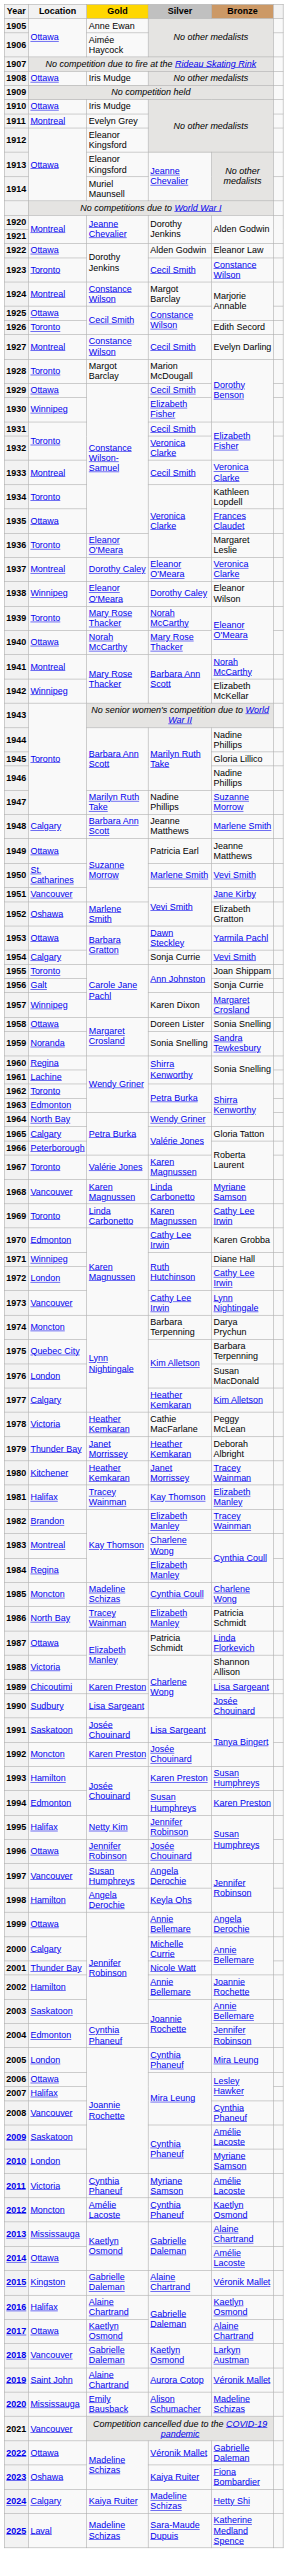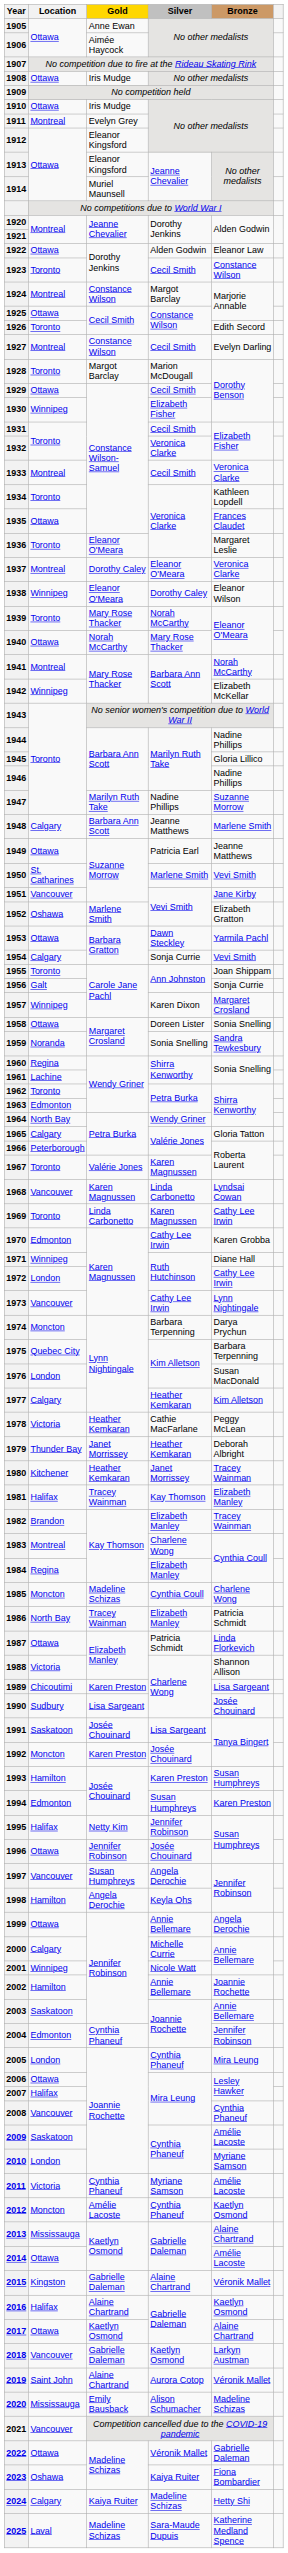(230, 1191) Myriane Samson -> (229, 1191) Lyndsai Cowan
(56, 1968) Thunder Bay -> (49, 1968) Winnipeg
